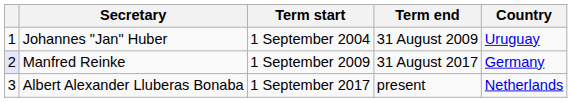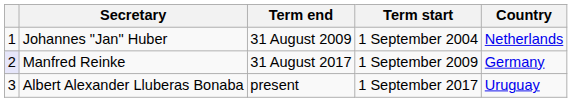columns swapped: (310, 16) <-> (427, 16)
(512, 39) Uruguay -> (524, 39) Netherlands
(524, 85) Netherlands -> (512, 85) Uruguay
